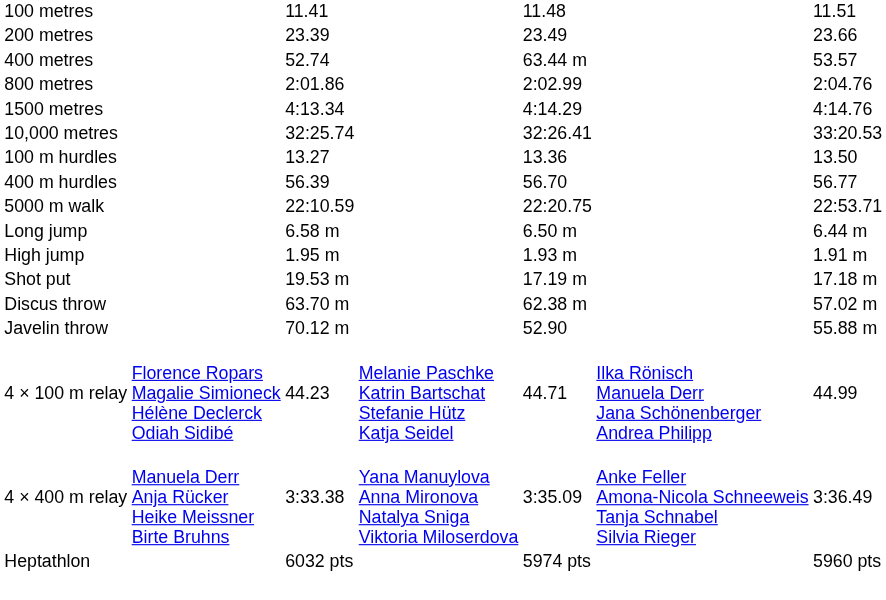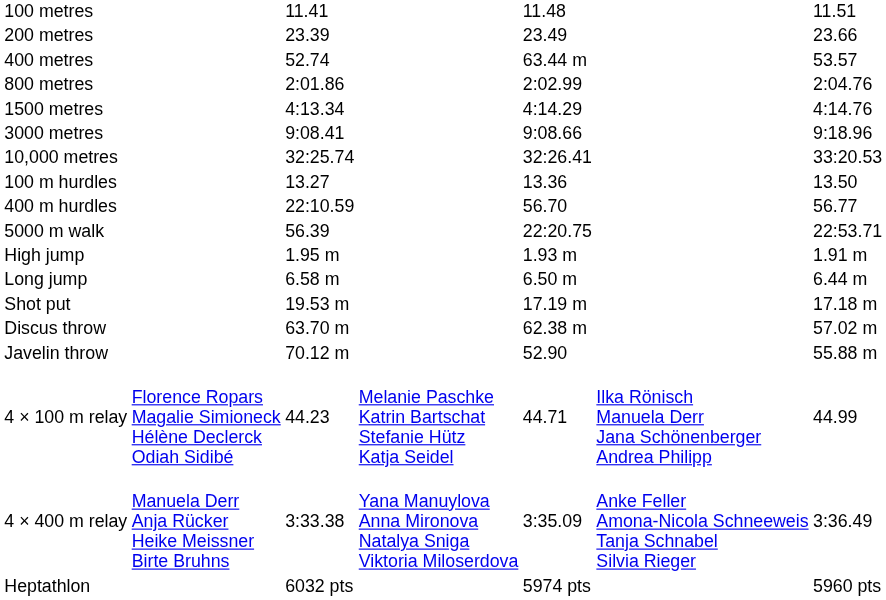+ row: (54, 133)
(307, 182) 56.39 -> (320, 206) 22:10.59
(320, 206) 22:10.59 -> (307, 231) 56.39
rows swapped: (44, 255) <-> (46, 231)
